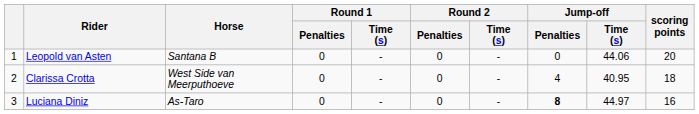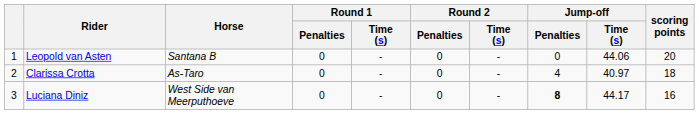(201, 79) West Side van Meerputhoeve -> (186, 74) As-Taro
(616, 79) 40.95 -> (616, 74) 40.97
(186, 102) As-Taro -> (201, 96) West Side van Meerputhoeve
(616, 102) 44.97 -> (616, 96) 44.17
